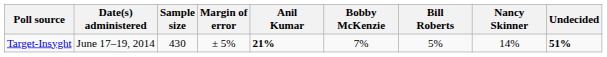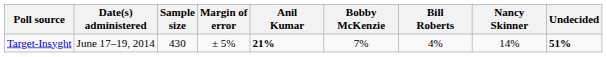(435, 43) 5% -> (435, 43) 4%
